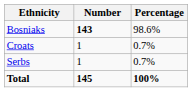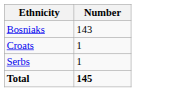- column: (159, 12)
(84, 29) bold -> (84, 29) normal
